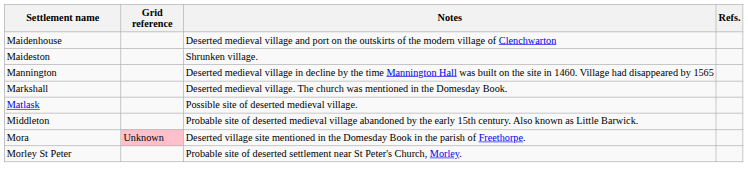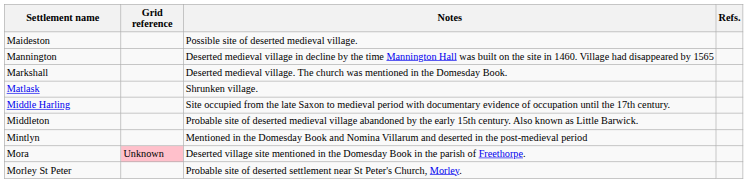- row: (34, 40)
(222, 56) Shrunken village. -> (272, 40) Possible site of deserted medieval village.
(272, 105) Possible site of deserted medieval village. -> (222, 89) Shrunken village.
+ row: (38, 105)
+ row: (23, 137)
